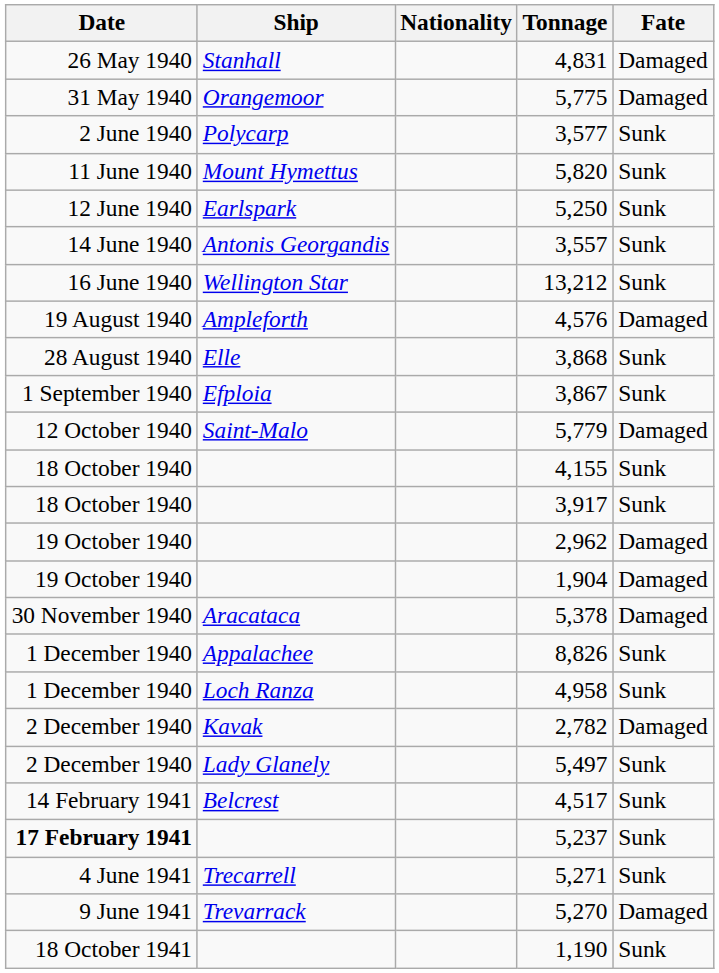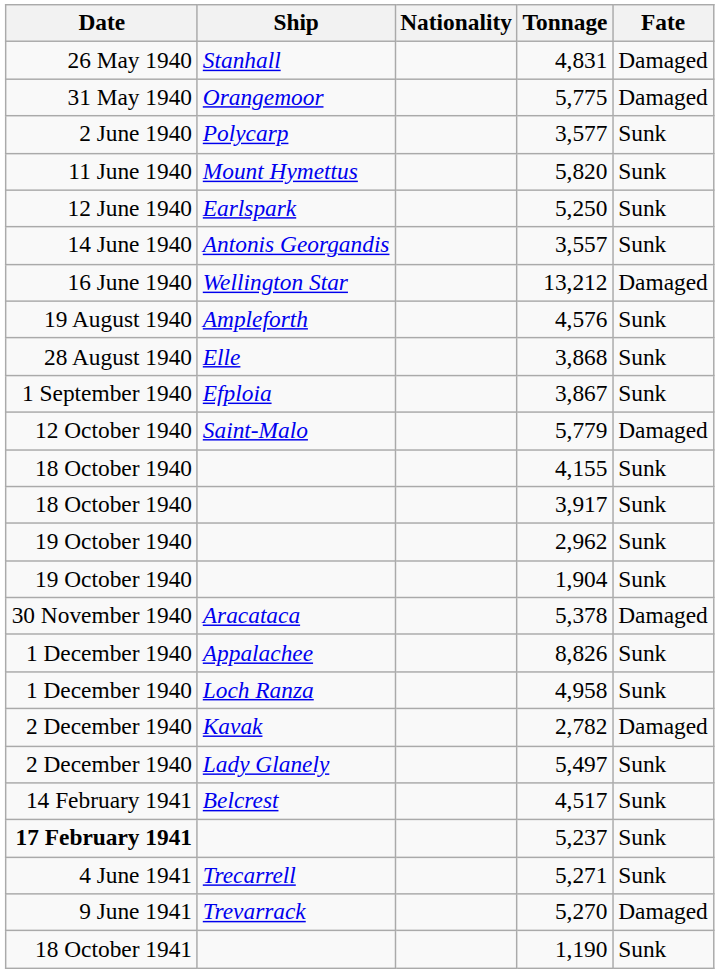(642, 282) Sunk -> (663, 282) Damaged
(663, 319) Damaged -> (642, 319) Sunk
(663, 541) Damaged -> (642, 541) Sunk
(663, 578) Damaged -> (642, 578) Sunk
